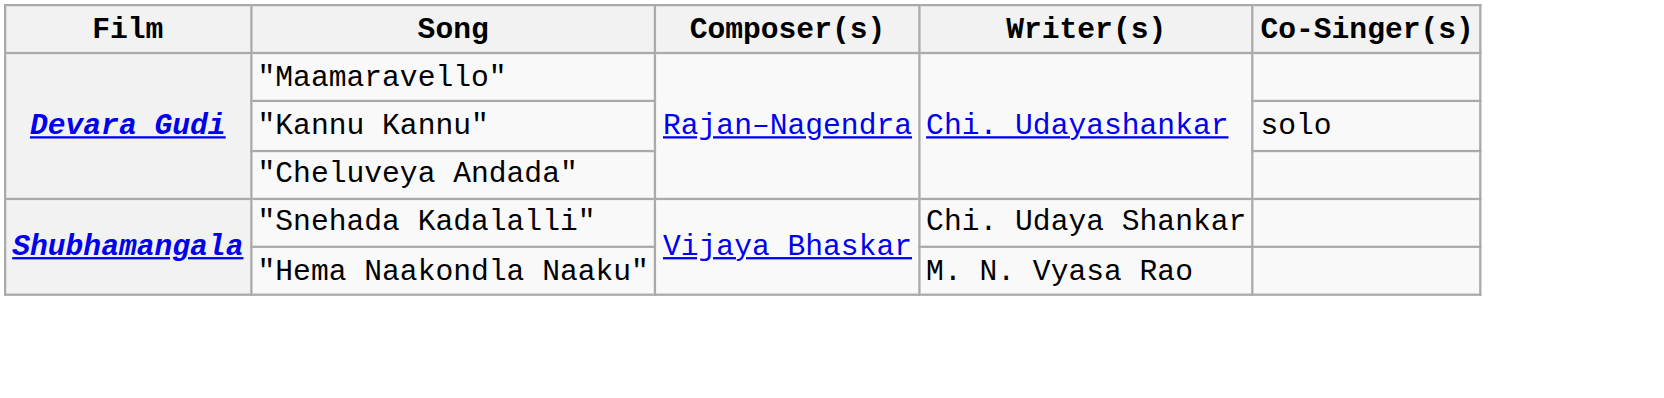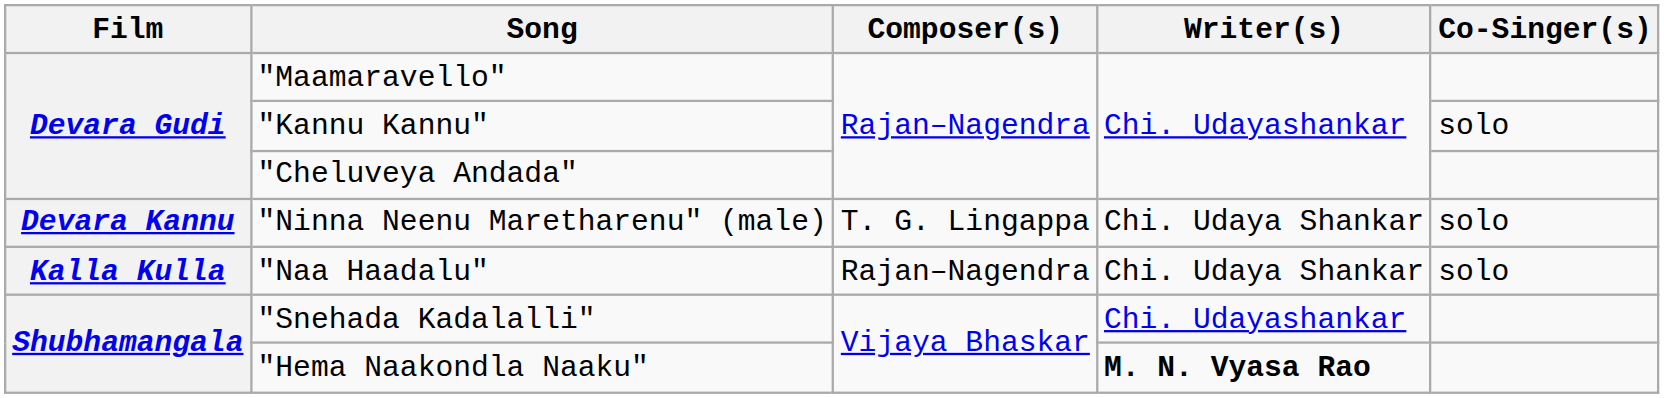+ row: (542, 223)
+ row: (373, 271)
(1086, 223) Chi. Udaya Shankar -> (1255, 319) Chi. Udayashankar
(1060, 271) normal -> (1237, 367) bold
